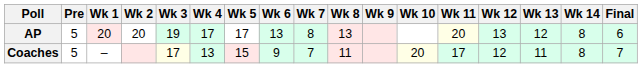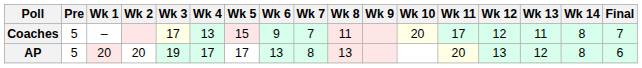rows swapped: (33, 33) <-> (33, 53)
